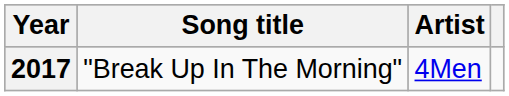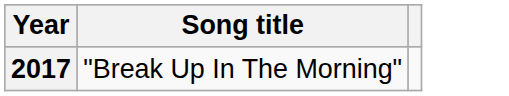- column: (450, 25)
